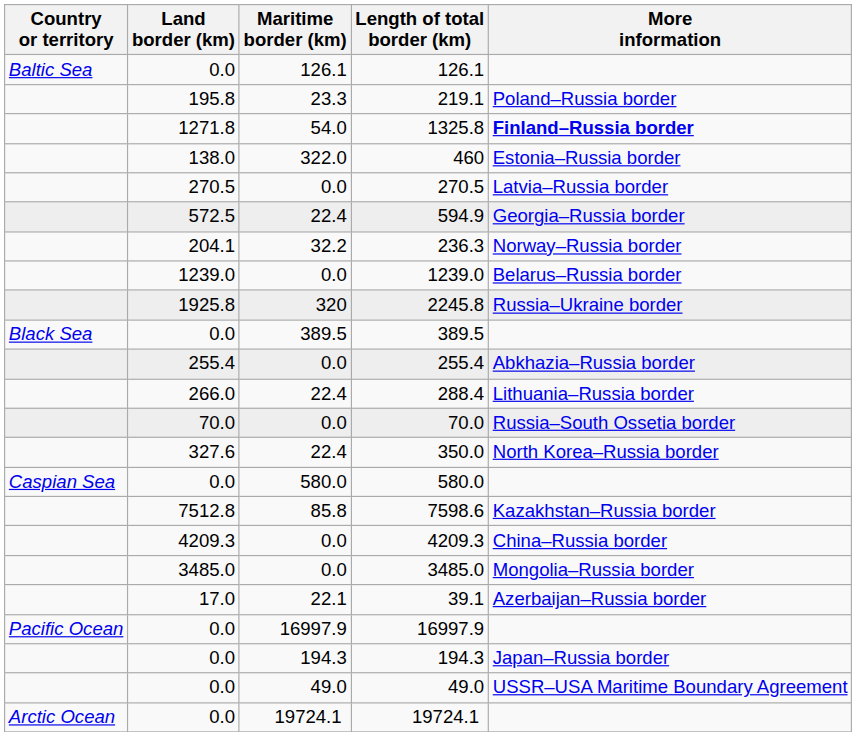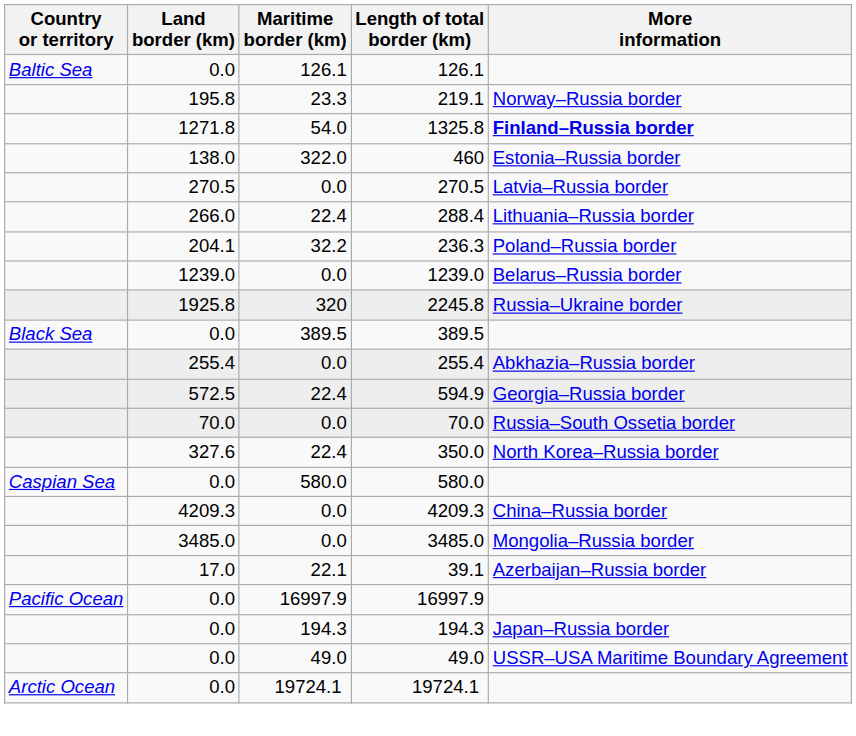(585, 98) Poland–Russia border -> (587, 98) Norway–Russia border
rows swapped: (461, 393) <-> (461, 216)
(587, 246) Norway–Russia border -> (585, 246) Poland–Russia border
- row: (456, 511)
